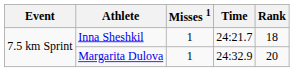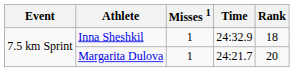(234, 37) 24:21.7 -> (234, 37) 24:32.9
(234, 57) 24:32.9 -> (234, 57) 24:21.7
